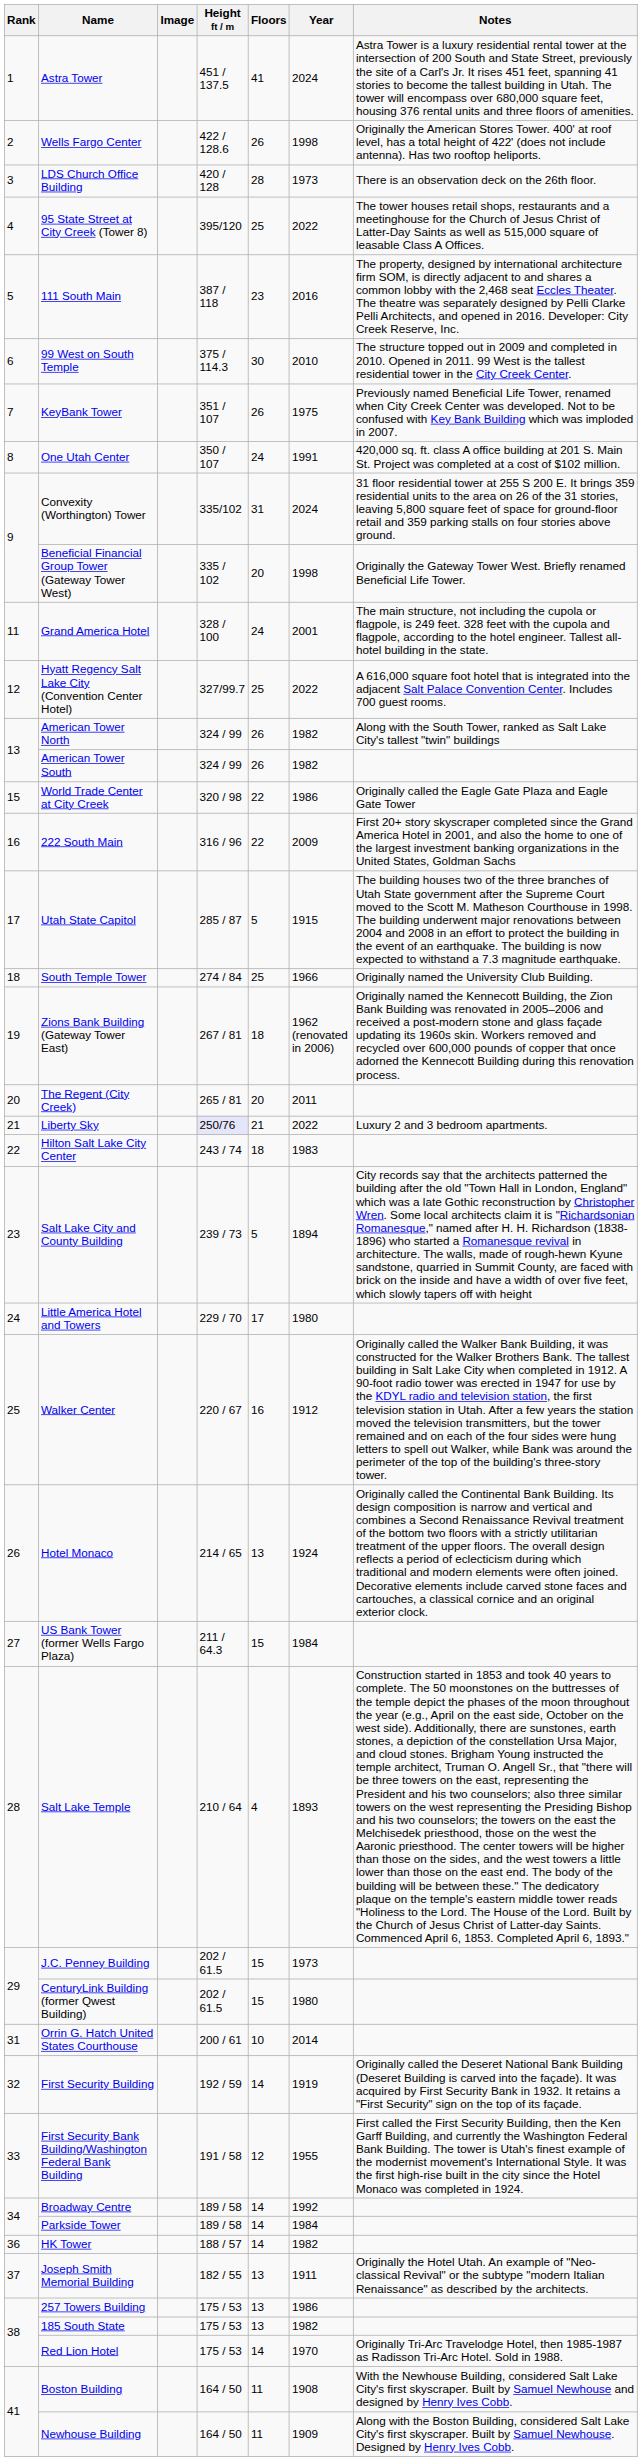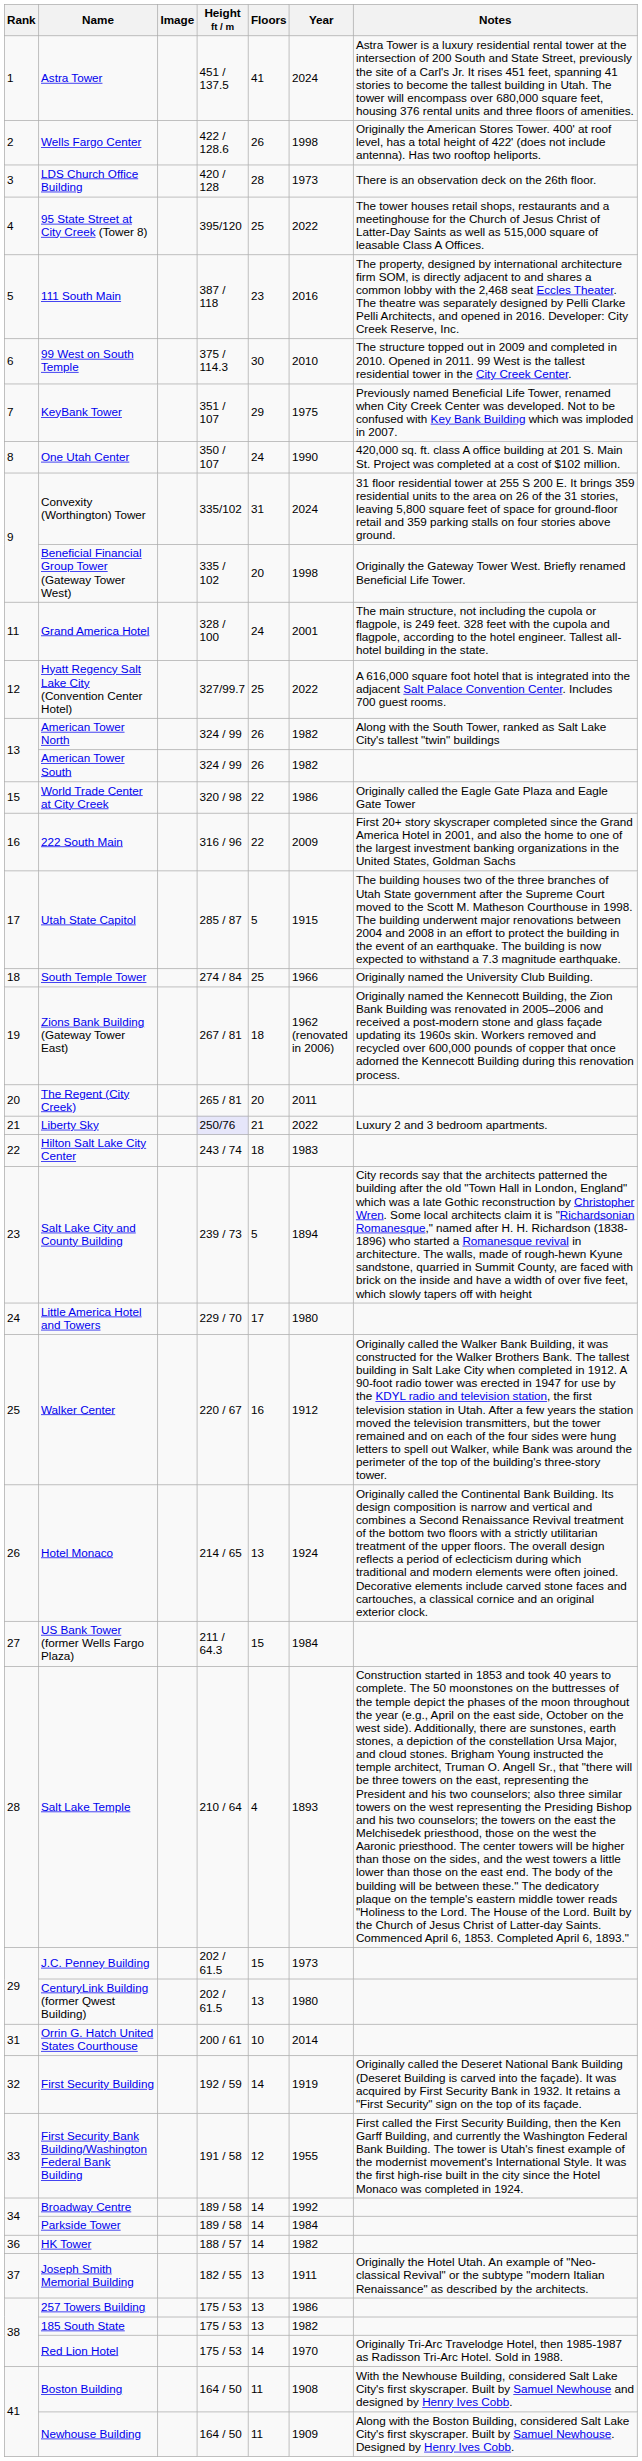(257, 412) 26 -> (257, 412) 29
(305, 457) 1991 -> (305, 457) 1990
(257, 2001) 15 -> (257, 2001) 13
